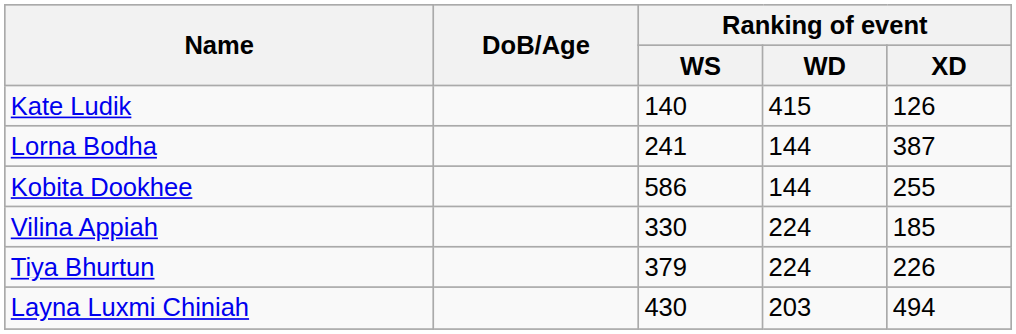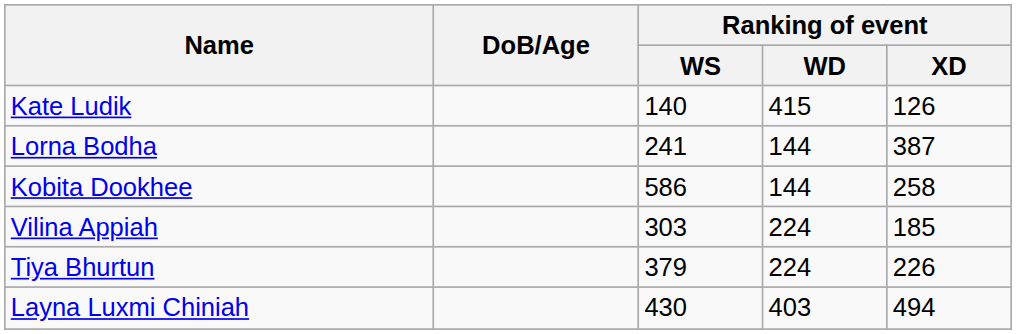(914, 187) 255 -> (914, 187) 258
(666, 227) 330 -> (666, 227) 303
(790, 308) 203 -> (790, 308) 403
